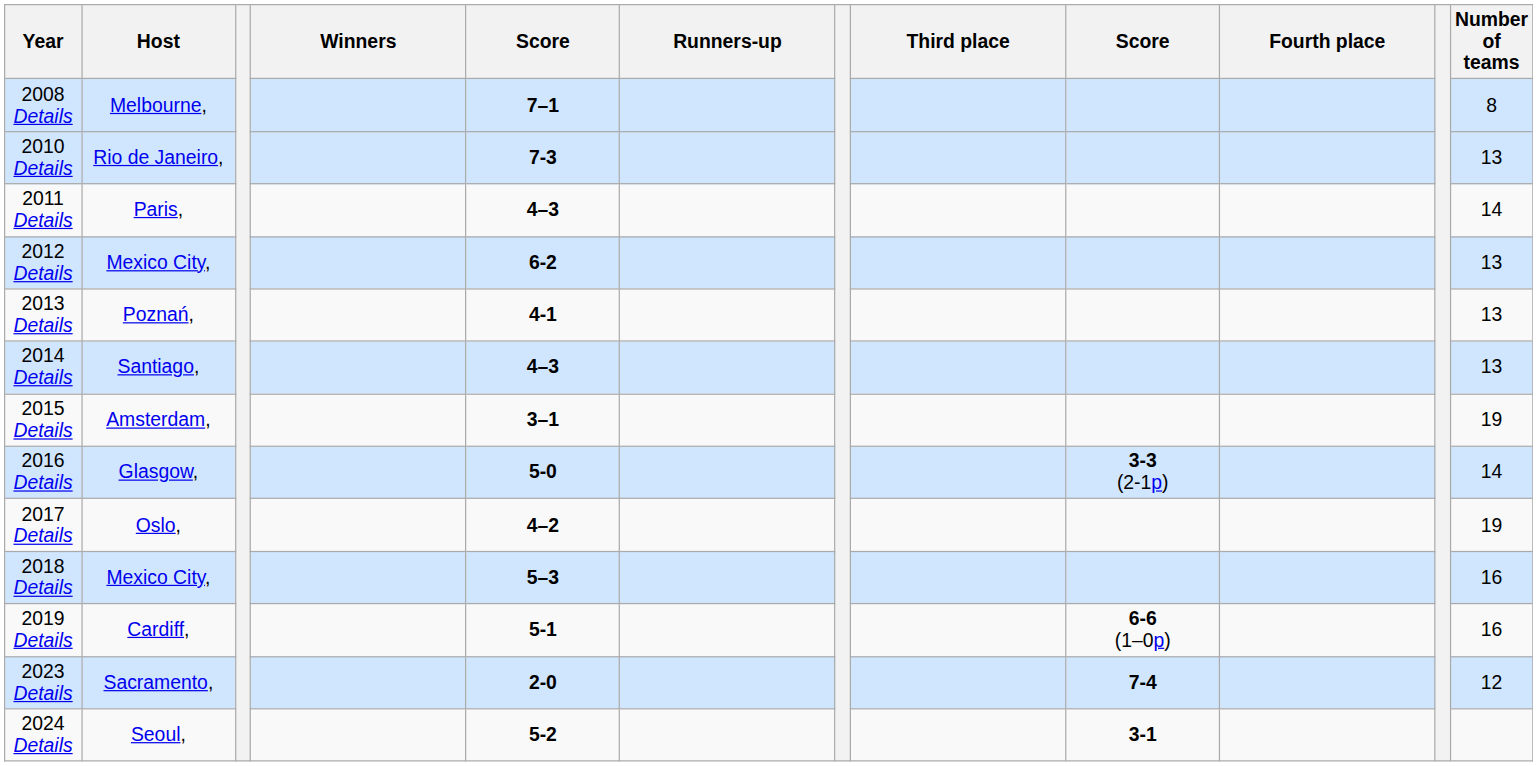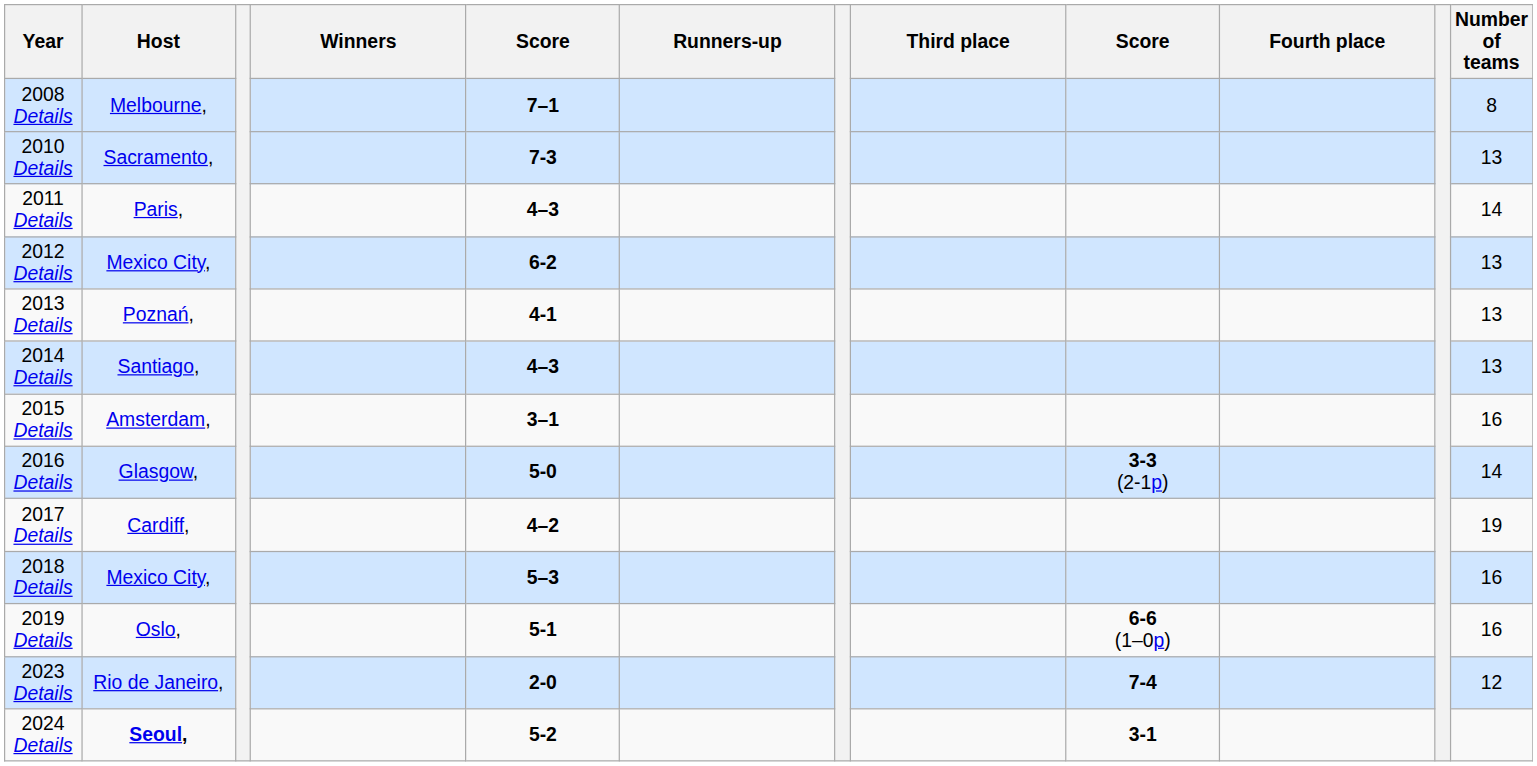(158, 157) Rio de Janeiro, -> (158, 157) Sacramento,
(1492, 419) 19 -> (1492, 419) 16
(158, 524) Oslo, -> (158, 524) Cardiff,
(158, 629) Cardiff, -> (158, 629) Oslo,
(158, 682) Sacramento, -> (158, 682) Rio de Janeiro,
(158, 734) normal -> (158, 734) bold
